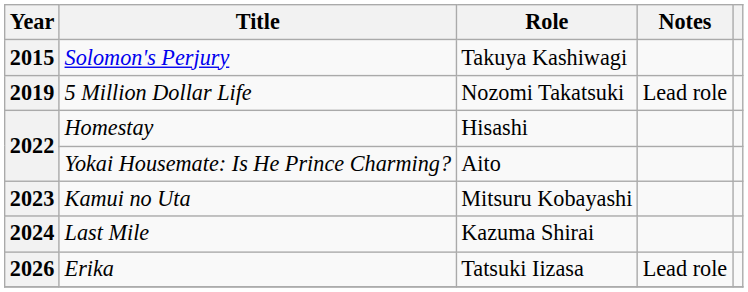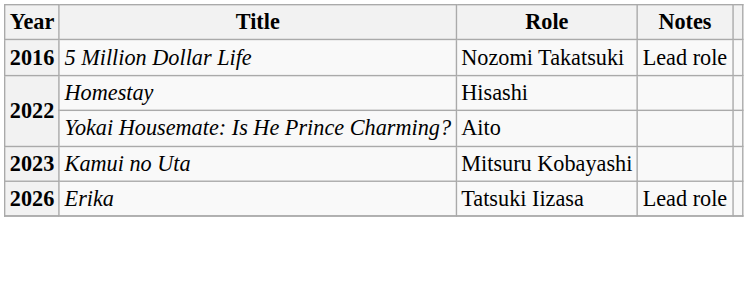- row: (147, 57)
(32, 92) 2019 -> (32, 57) 2016
- row: (107, 233)
